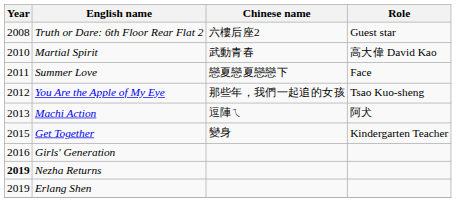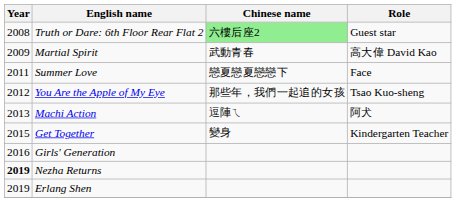(234, 32) no background -> (234, 32) lightgreen background
(18, 52) 2010 -> (18, 52) 2009
